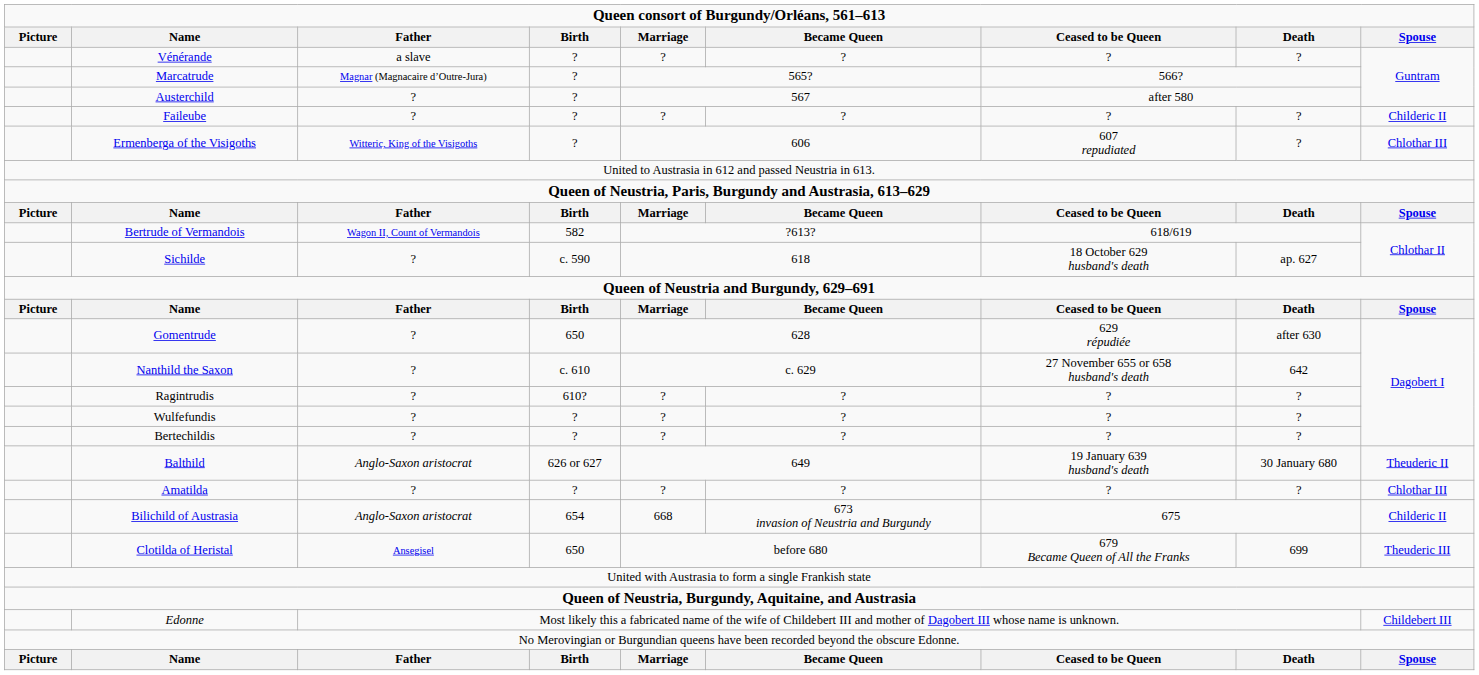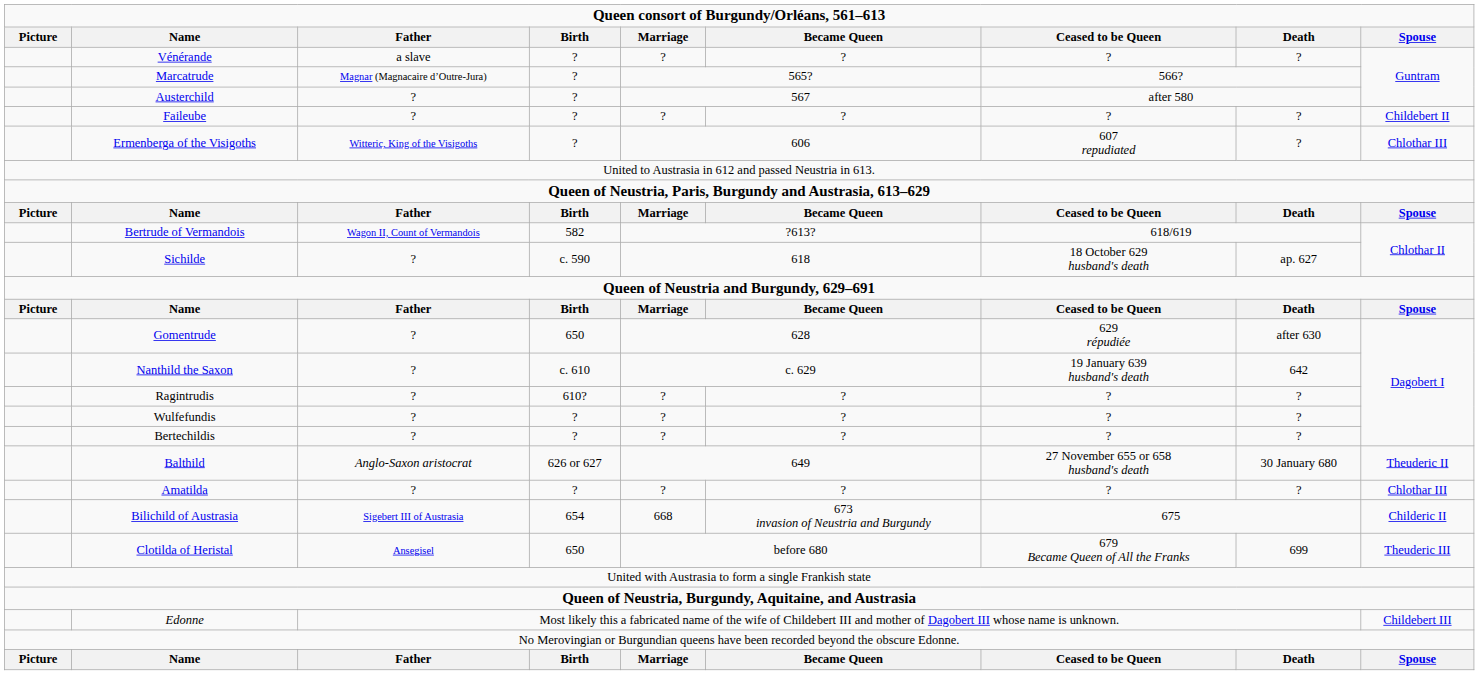(1417, 116) Childeric II -> (1417, 116) Childebert II
(1109, 369) 27 November 655 or 658 husband's death -> (1109, 369) 19 January 639 husband's death
(1109, 462) 19 January 639 husband's death -> (1109, 462) 27 November 655 or 658 husband's death
(413, 516) Anglo-Saxon aristocrat -> (413, 517) Sigebert III of Austrasia
